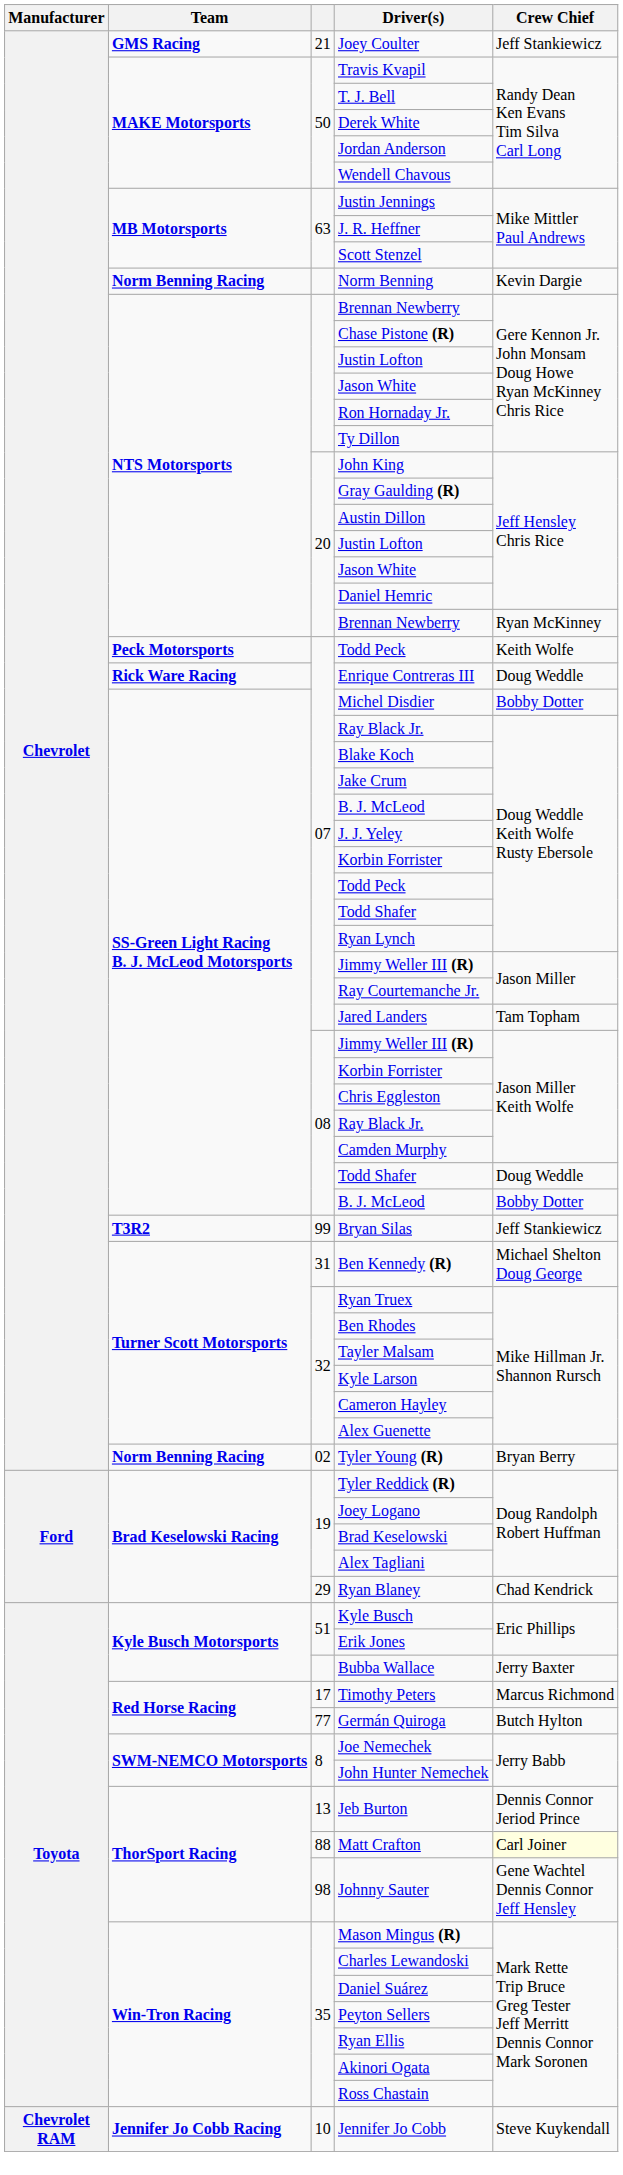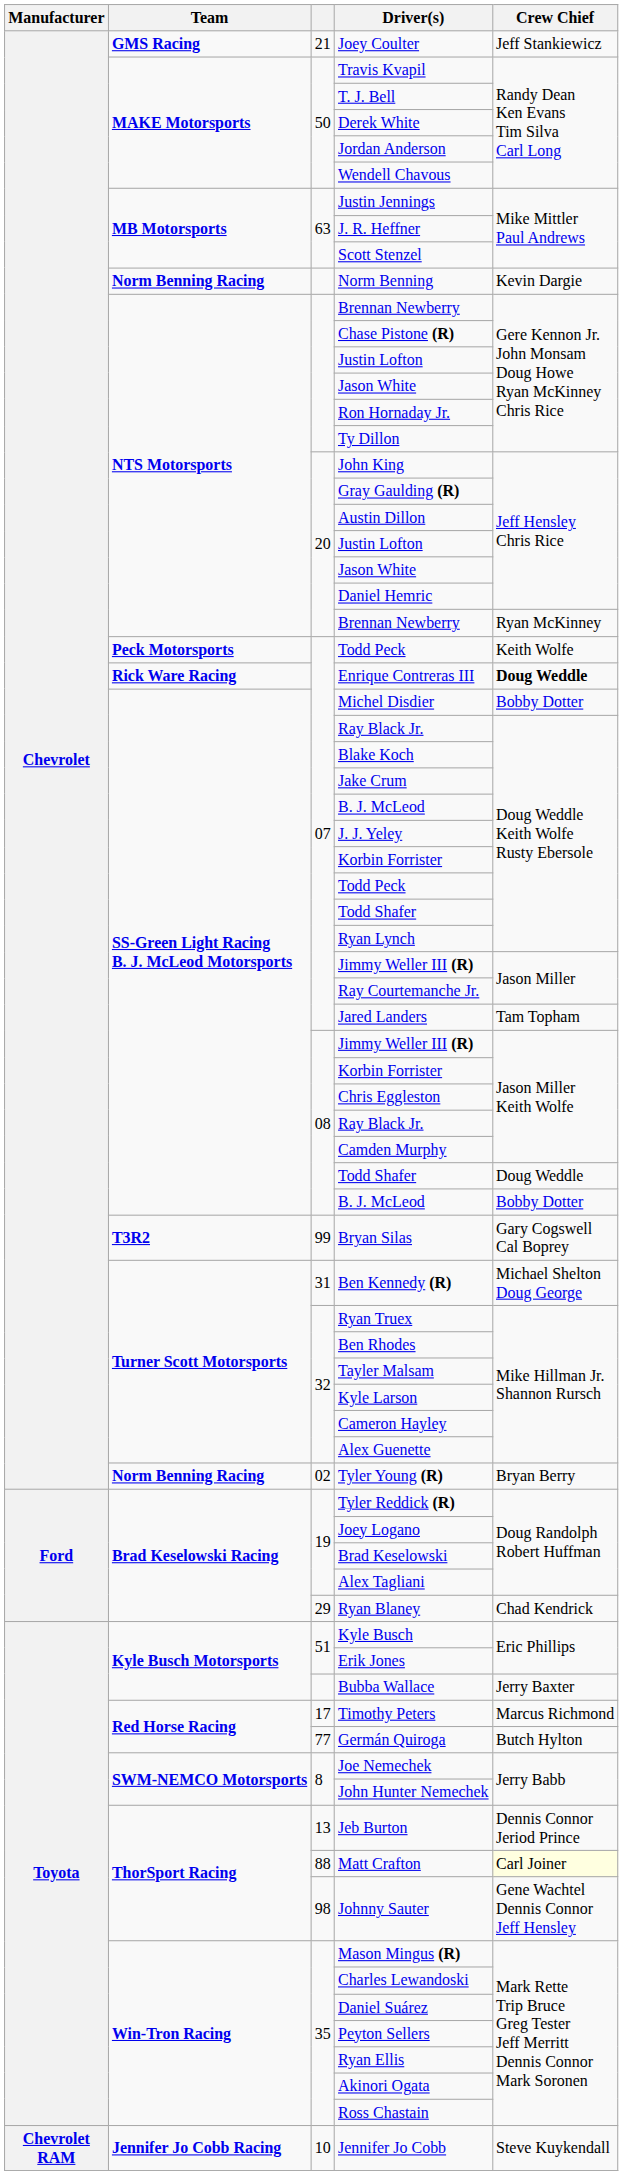(540, 675) normal -> (542, 675) bold
(549, 1228) Jeff Stankiewicz -> (544, 1237) Gary Cogswell Cal Boprey
